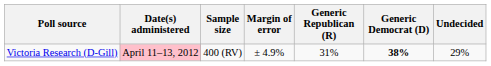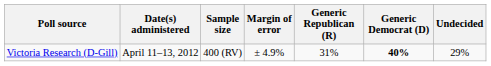(160, 52) pink background -> (160, 52) no background
(399, 52) 38% -> (399, 52) 40%
